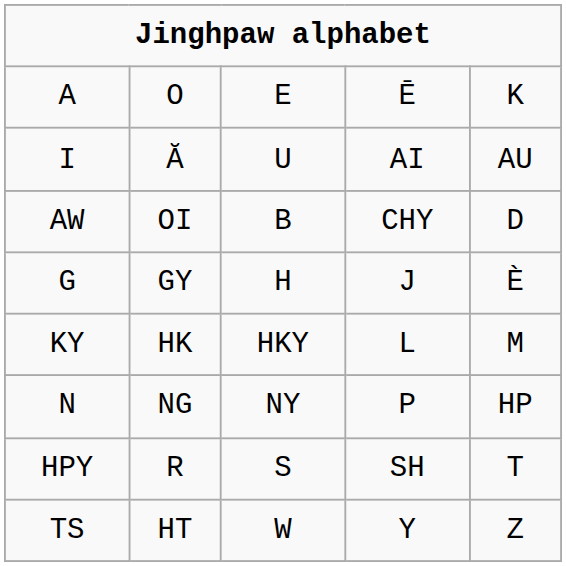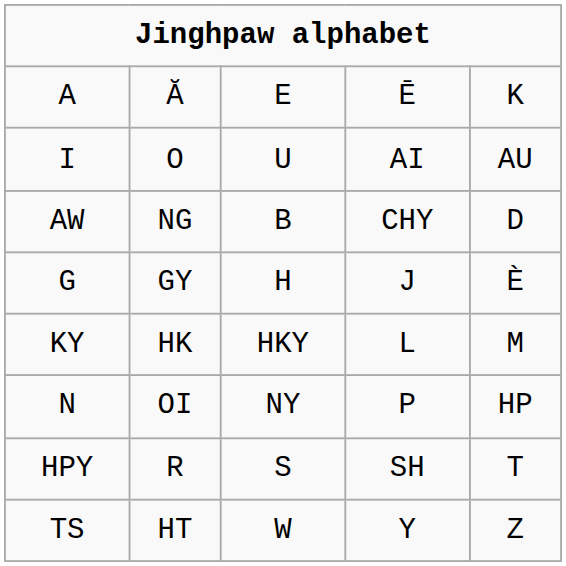(175, 97) O -> (175, 97) Ă
(175, 159) Ă -> (175, 159) O
(175, 221) OI -> (175, 221) NG
(175, 406) NG -> (175, 406) OI
